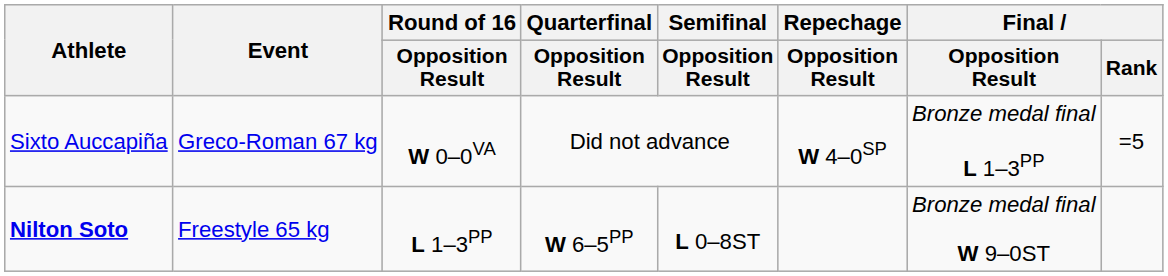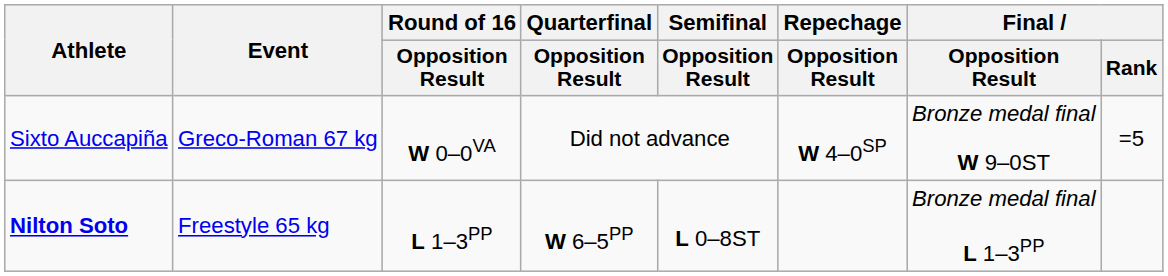(1004, 141) Bronze medal final L 1–3PP -> (1004, 139) Bronze medal final W 9–0ST
(1004, 229) Bronze medal final W 9–0ST -> (1004, 226) Bronze medal final L 1–3PP
